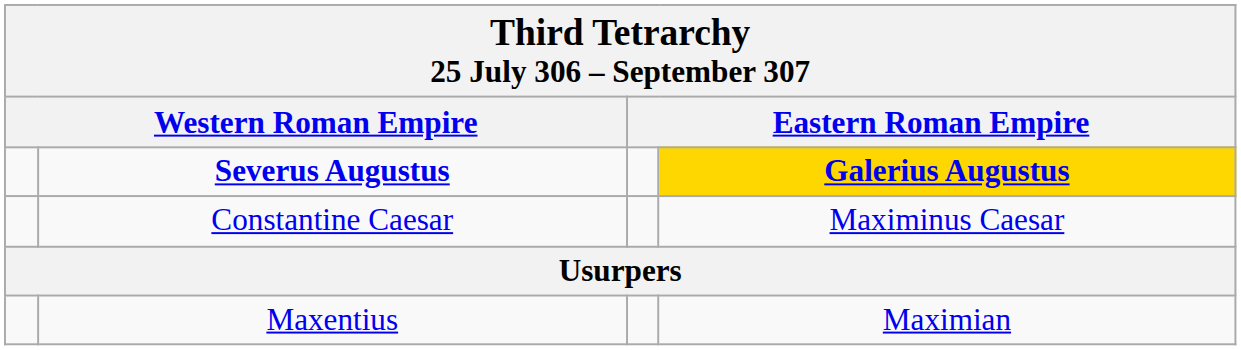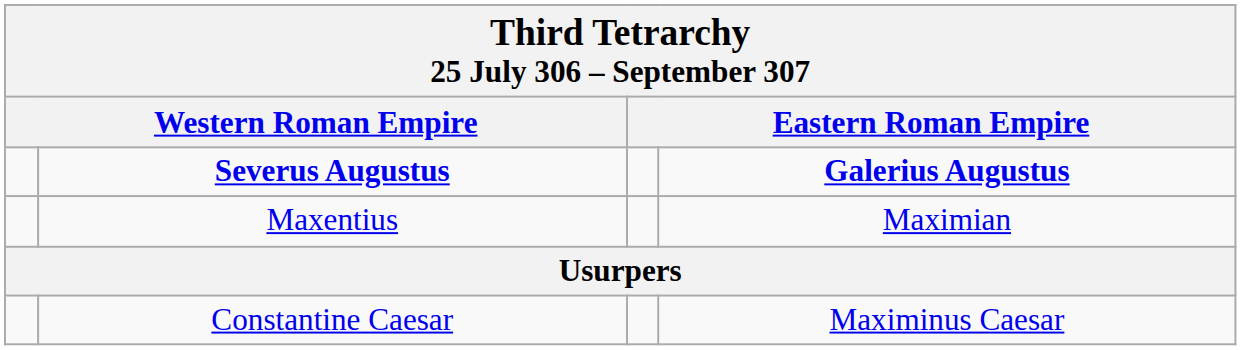(947, 171) gold background -> (947, 171) no background
rows swapped: (332, 220) <-> (332, 319)
